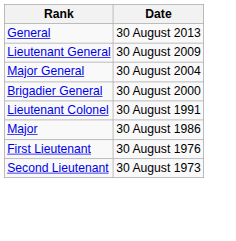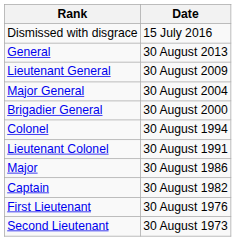+ row: (72, 33)
+ row: (28, 129)
+ row: (28, 187)
